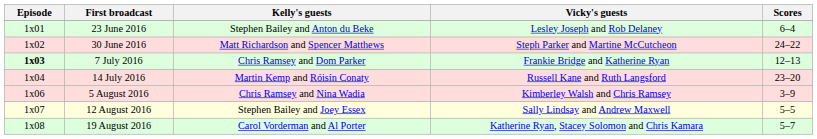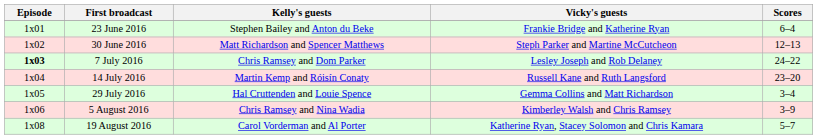(596, 28) Lesley Joseph and Rob Delaney -> (596, 28) Frankie Bridge and Katherine Ryan
(788, 45) 24–22 -> (788, 45) 12–13
(596, 61) Frankie Bridge and Katherine Ryan -> (596, 61) Lesley Joseph and Rob Delaney
(788, 61) 12–13 -> (788, 61) 24–22
+ row: (119, 93)
- row: (119, 110)
